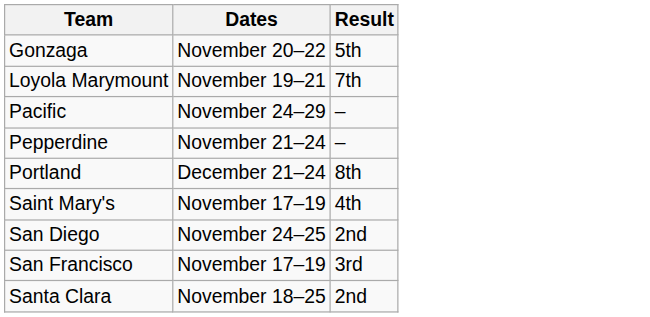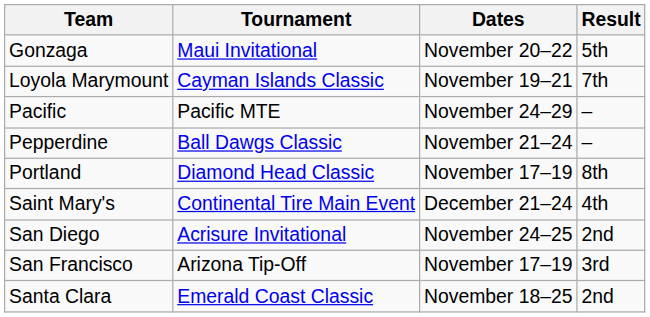+ column: (296, 19)
(252, 173) December 21–24 -> (498, 173) November 17–19
(252, 204) November 17–19 -> (498, 204) December 21–24
